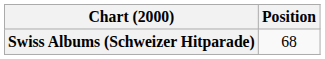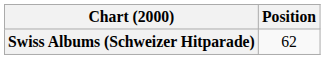(289, 41) 68 -> (289, 41) 62
